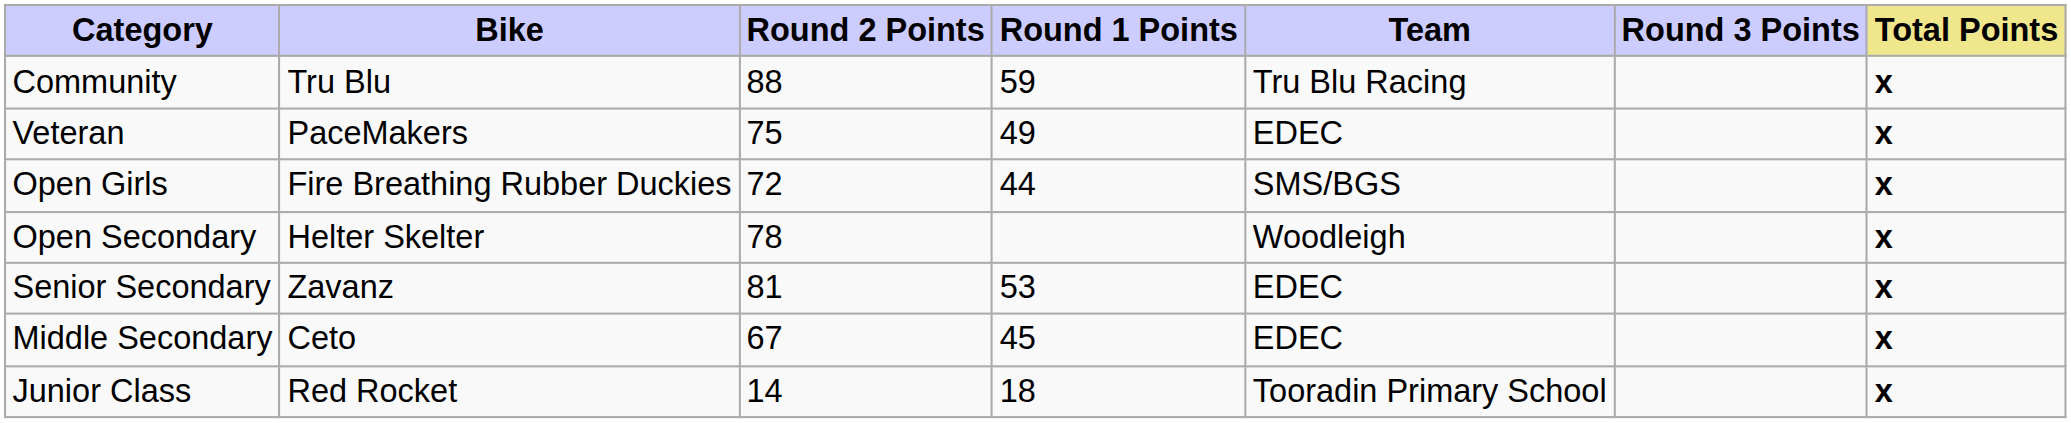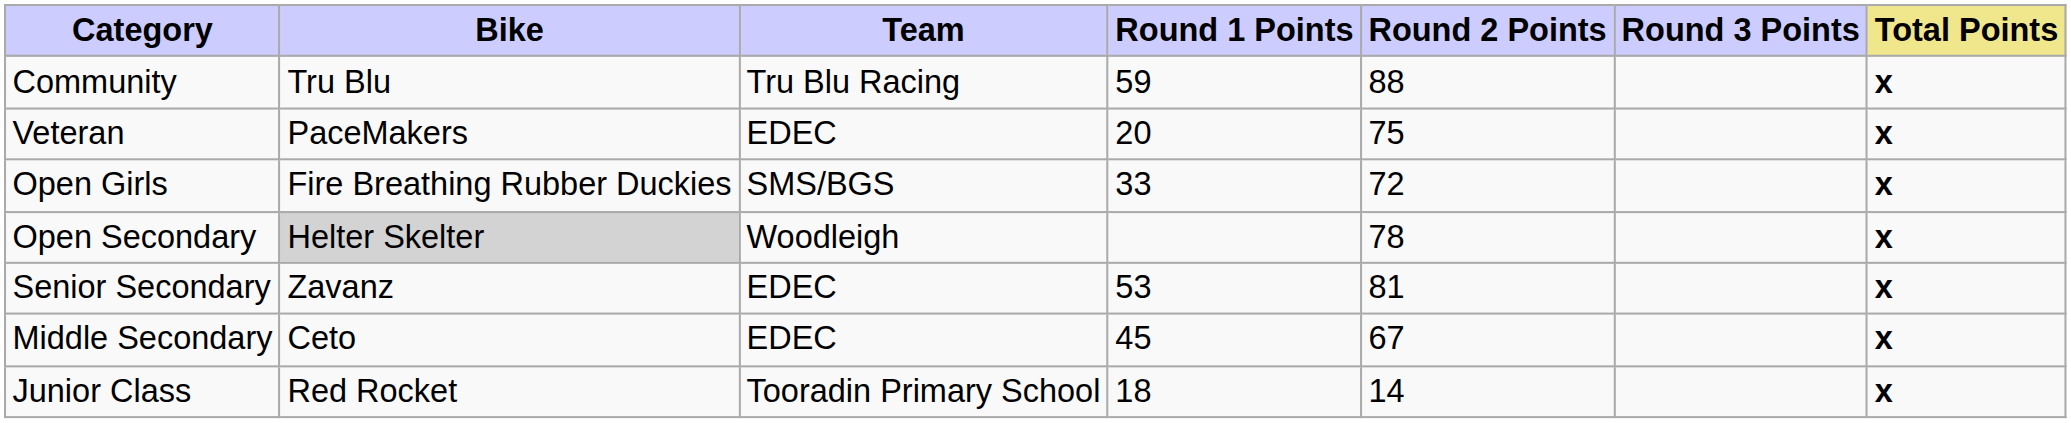columns swapped: (1430, 30) <-> (866, 30)
(1018, 133) 49 -> (1133, 133) 20
(1018, 184) 44 -> (1133, 184) 33
(386, 236) no background -> (386, 236) lightgrey background
